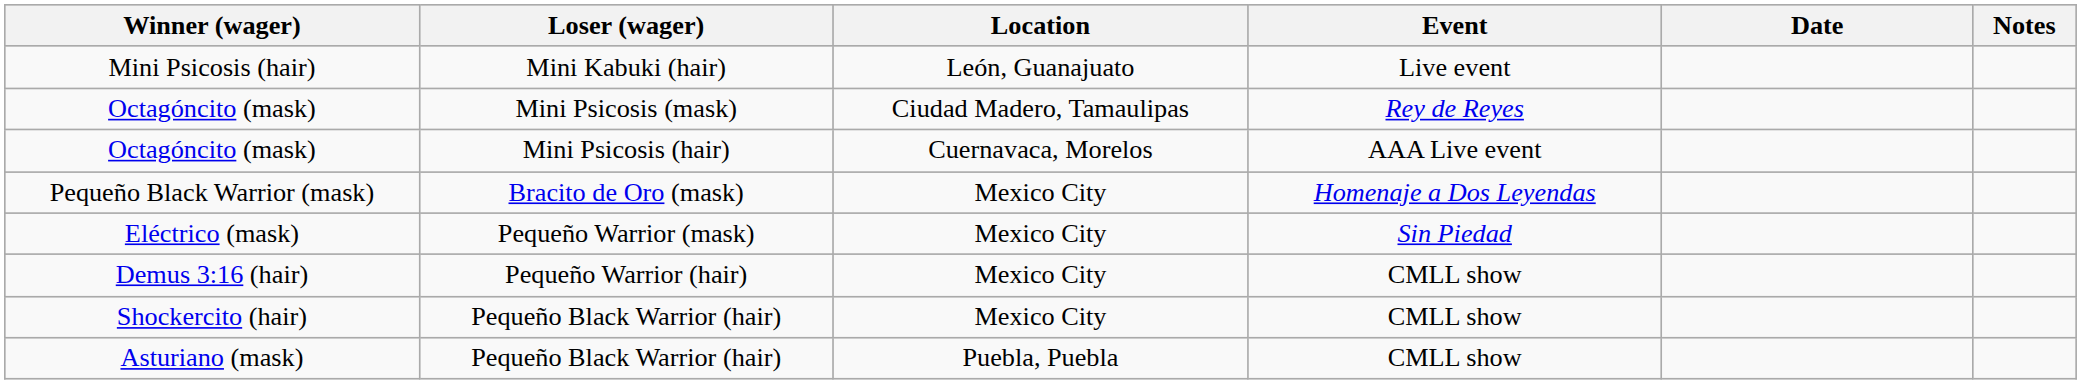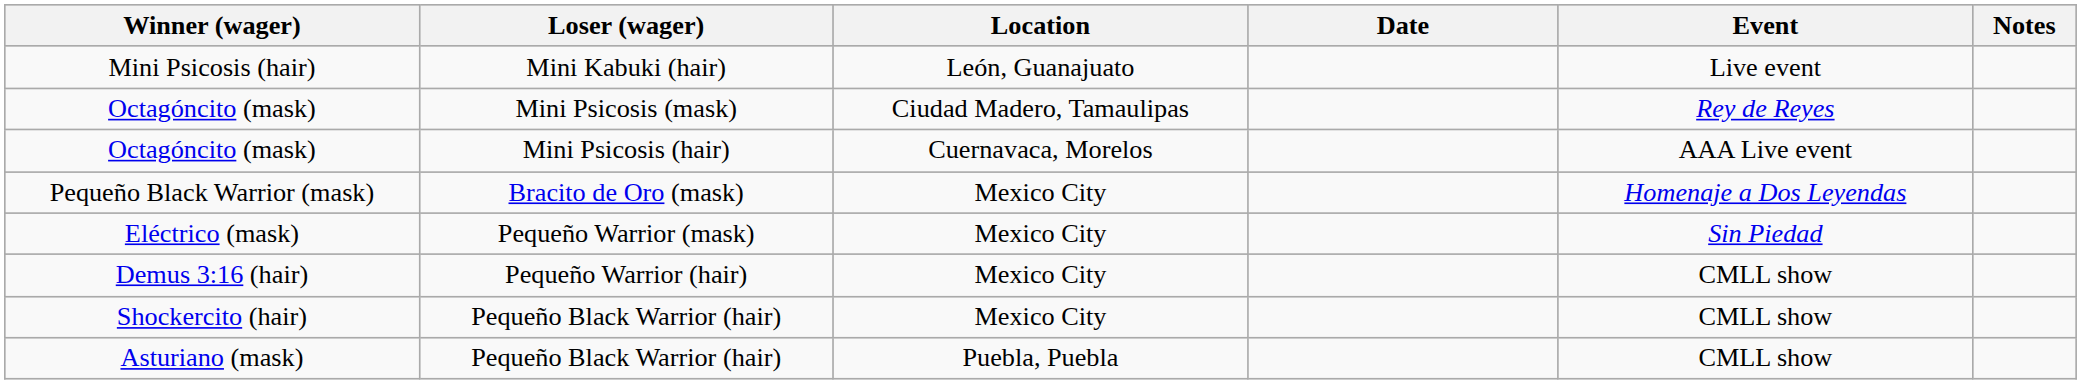columns swapped: (1455, 25) <-> (1817, 25)
